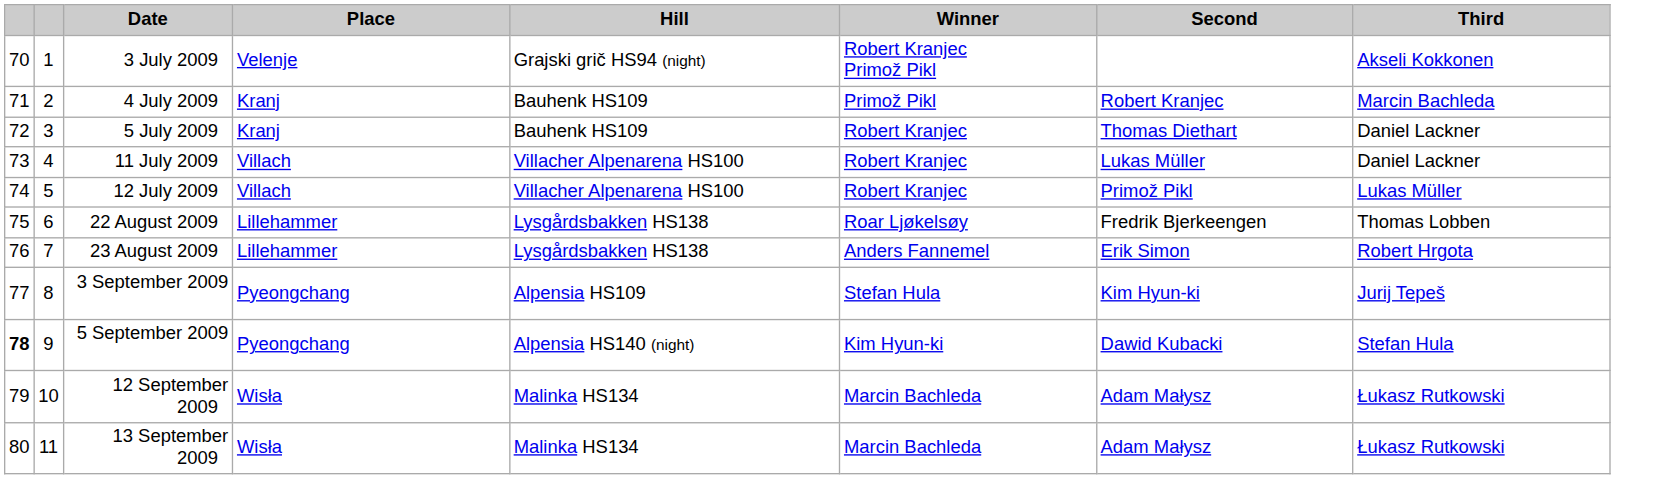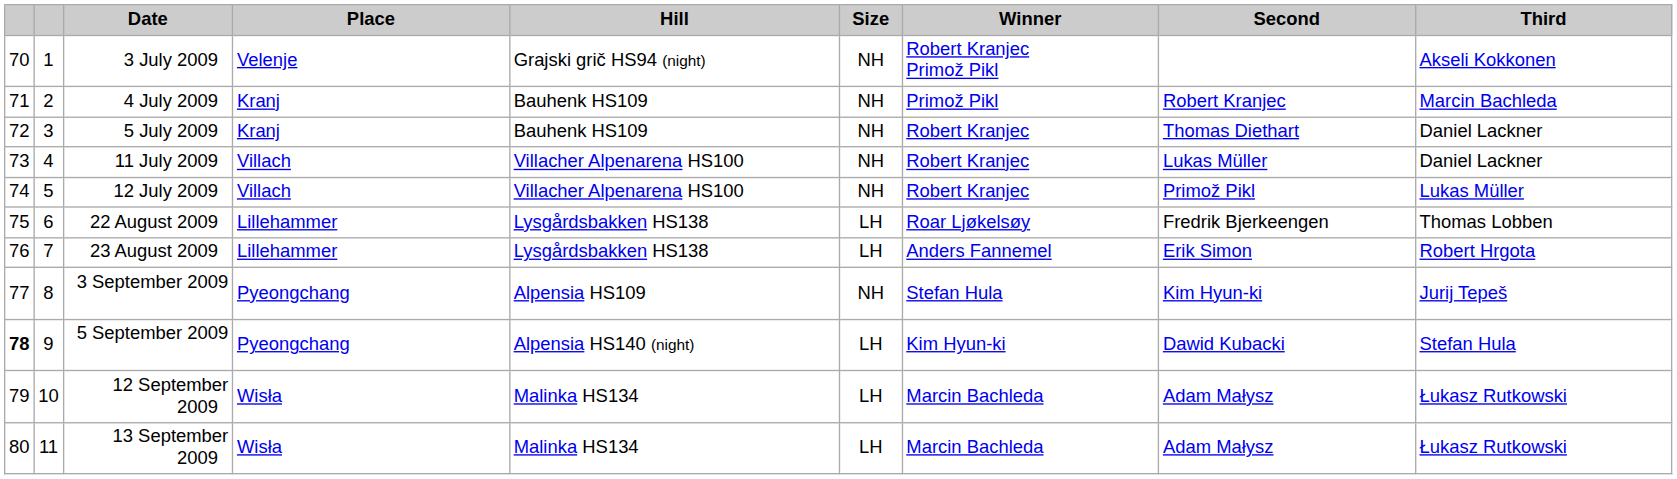+ column: (871, 19)
